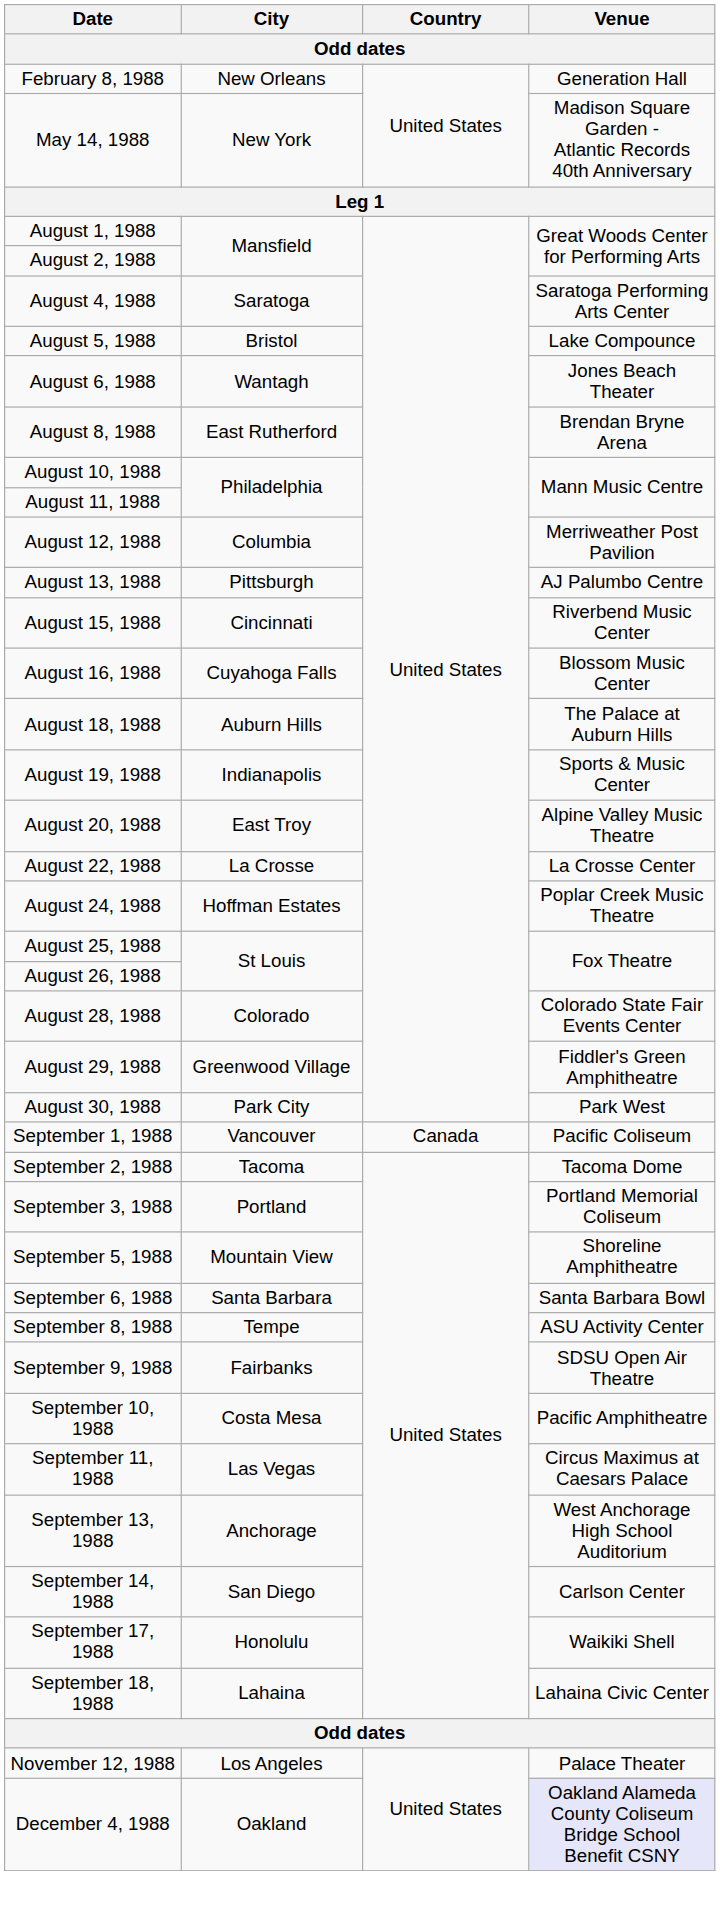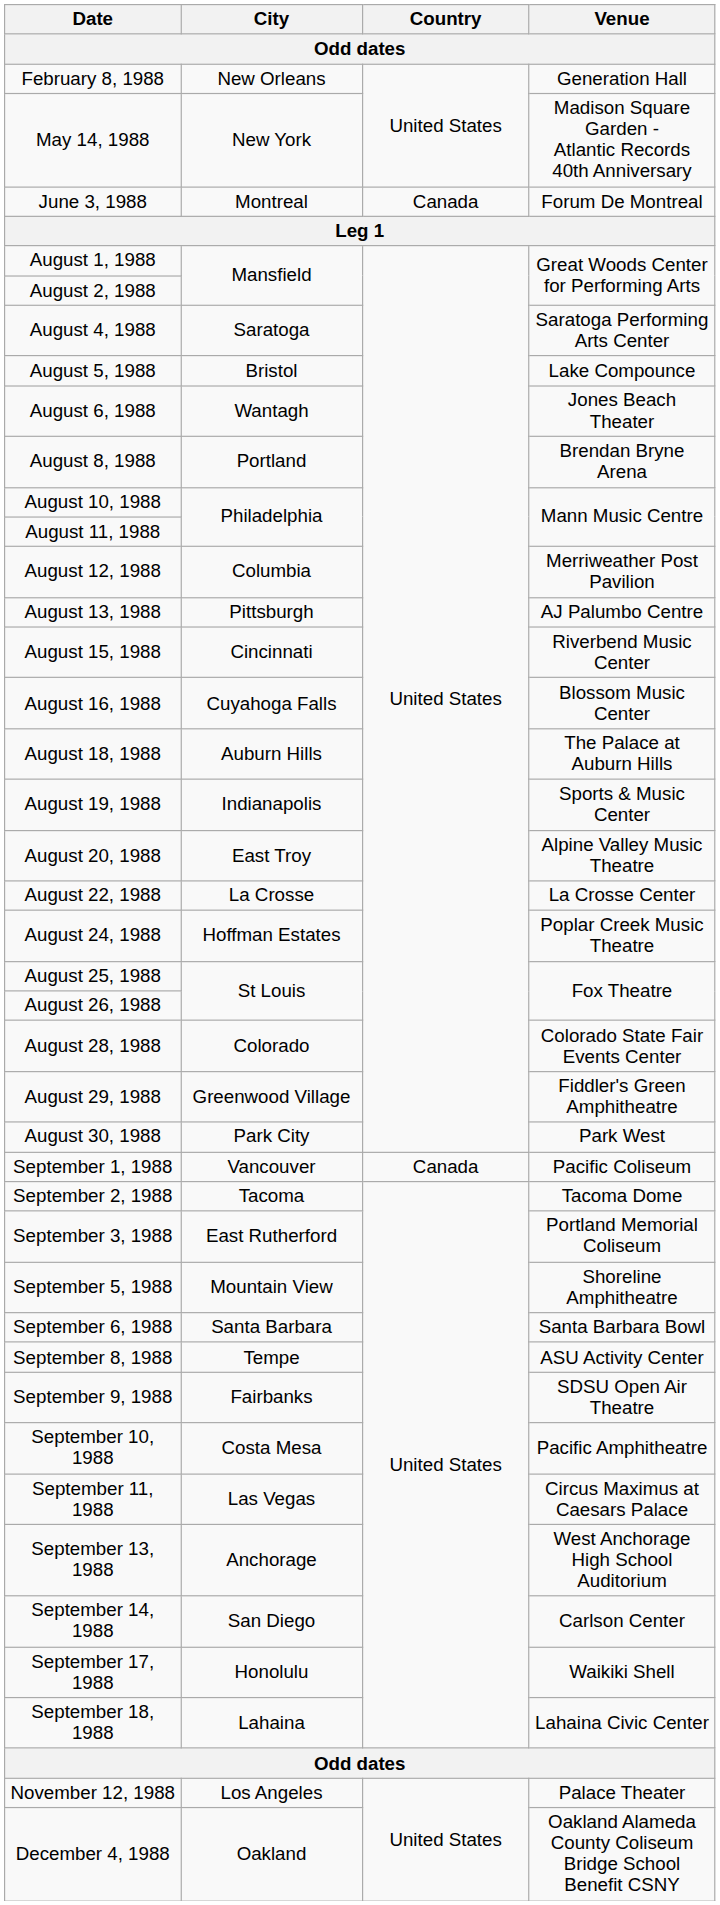+ row: (93, 201)
(271, 432) East Rutherford -> (271, 461) Portland
(271, 1206) Portland -> (271, 1236) East Rutherford
(622, 1824) lavender background -> (622, 1854) no background
